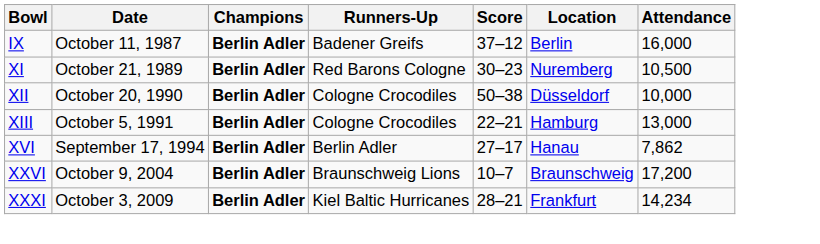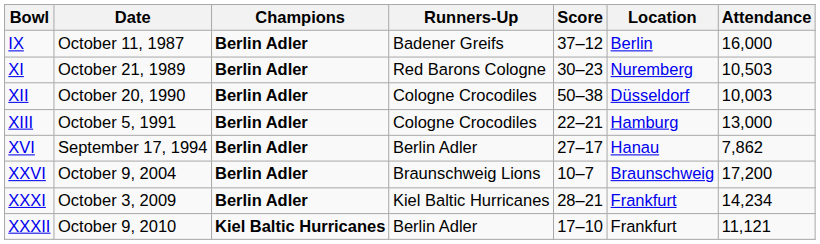(667, 69) 10,500 -> (747, 69) 10,503
(667, 95) 10,000 -> (747, 95) 10,003
+ row: (29, 226)
